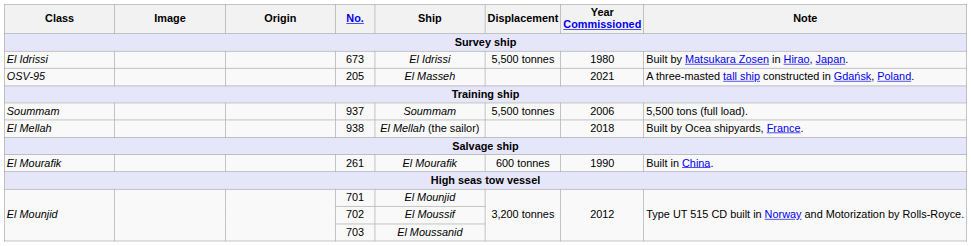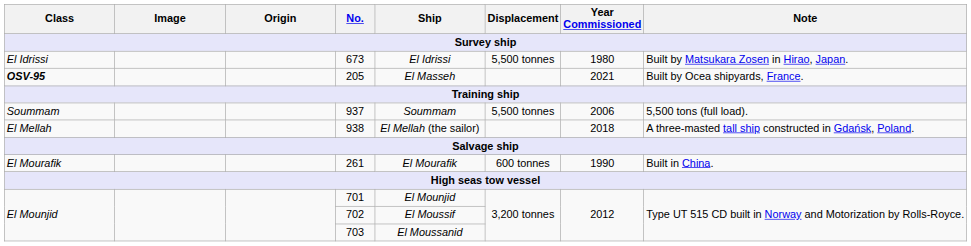(26, 77) normal -> (26, 77) bold
(780, 77) A three-masted tall ship constructed in Gdańsk, Poland. -> (725, 77) Built by Ocea shipyards, France.
(725, 128) Built by Ocea shipyards, France. -> (780, 128) A three-masted tall ship constructed in Gdańsk, Poland.
